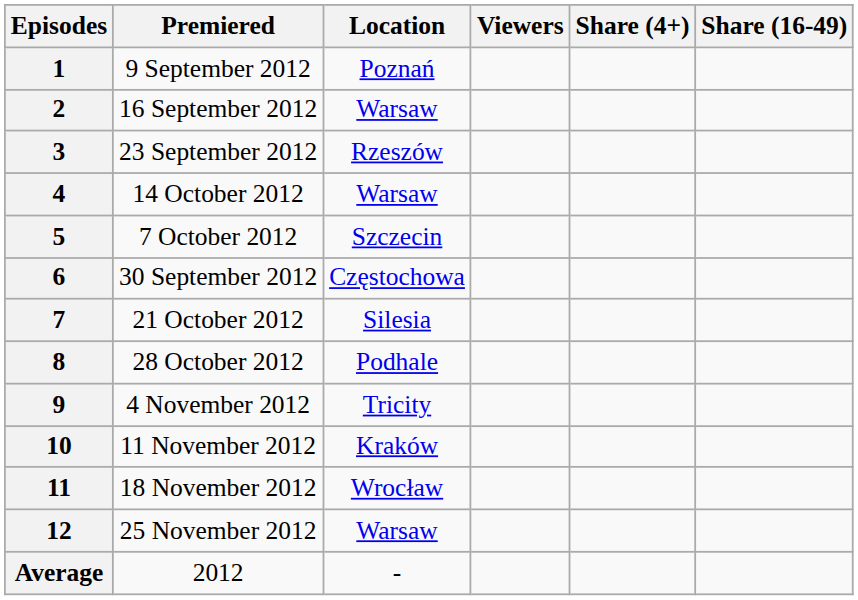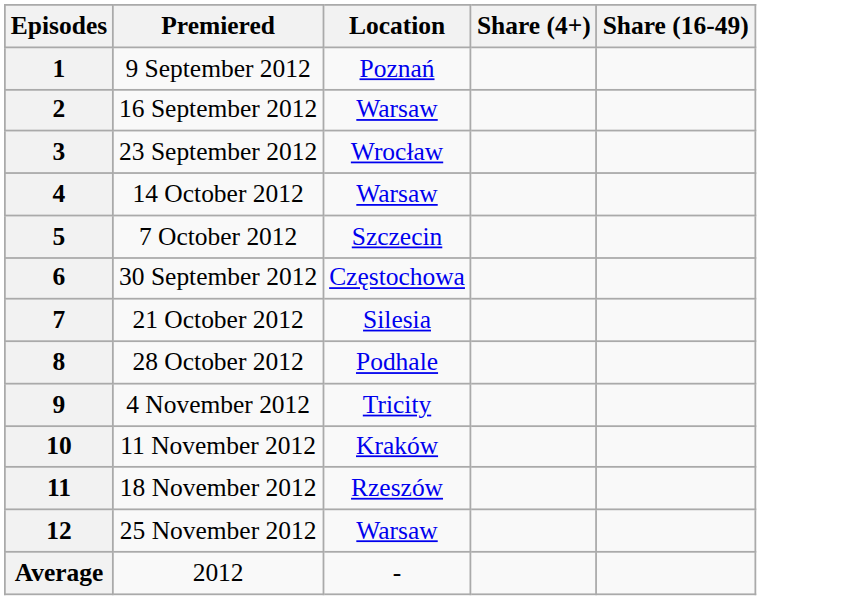- column: (520, 25)
(397, 152) Rzeszów -> (397, 152) Wrocław
(397, 488) Wrocław -> (397, 488) Rzeszów
